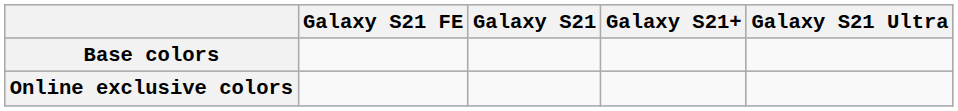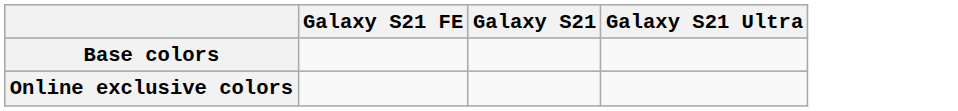- column: (674, 22)
